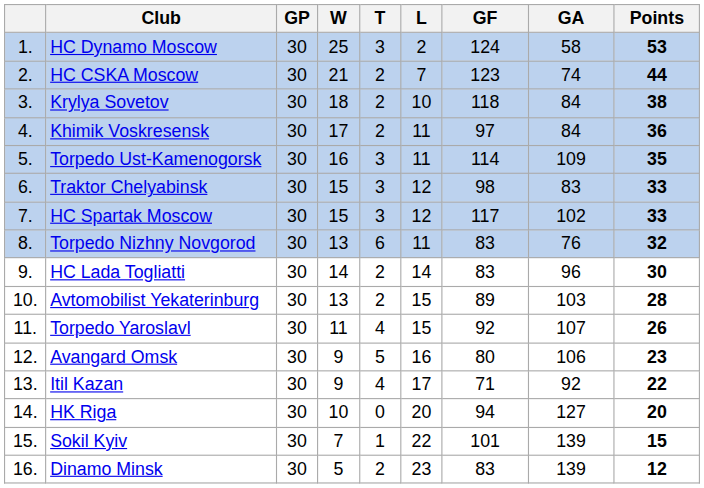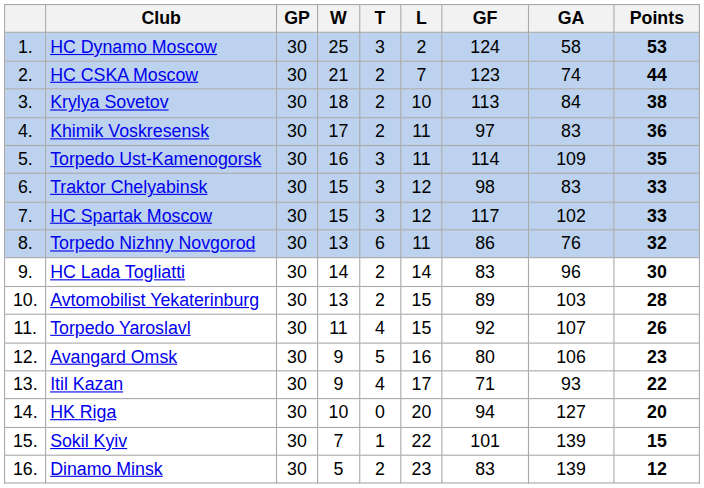(485, 103) 118 -> (485, 103) 113
(571, 131) 84 -> (571, 131) 83
(485, 243) 83 -> (485, 243) 86
(571, 384) 92 -> (571, 384) 93
